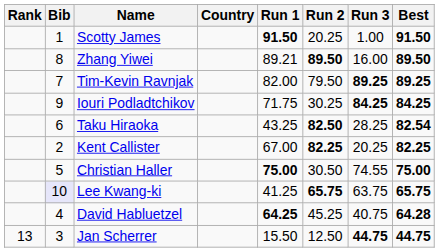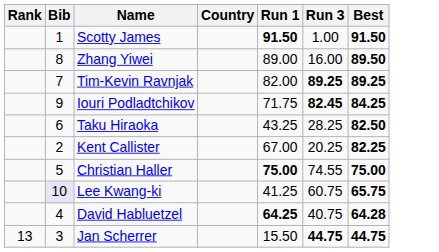- column: (325, 15)
(280, 59) 89.21 -> (280, 59) 89.00
(370, 103) 84.25 -> (325, 103) 82.45
(413, 125) 82.54 -> (368, 125) 82.50
(370, 192) 63.75 -> (325, 192) 60.75
